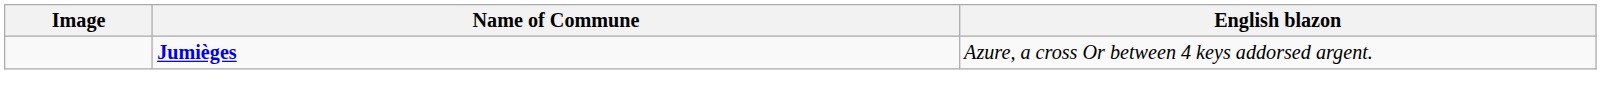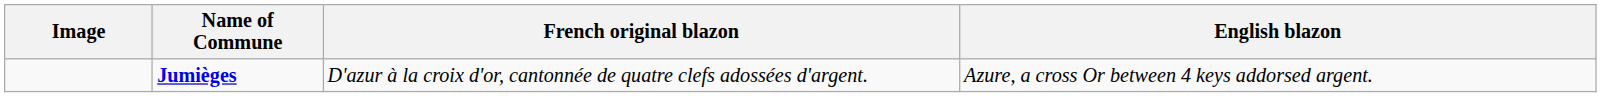+ column: (641, 31)
